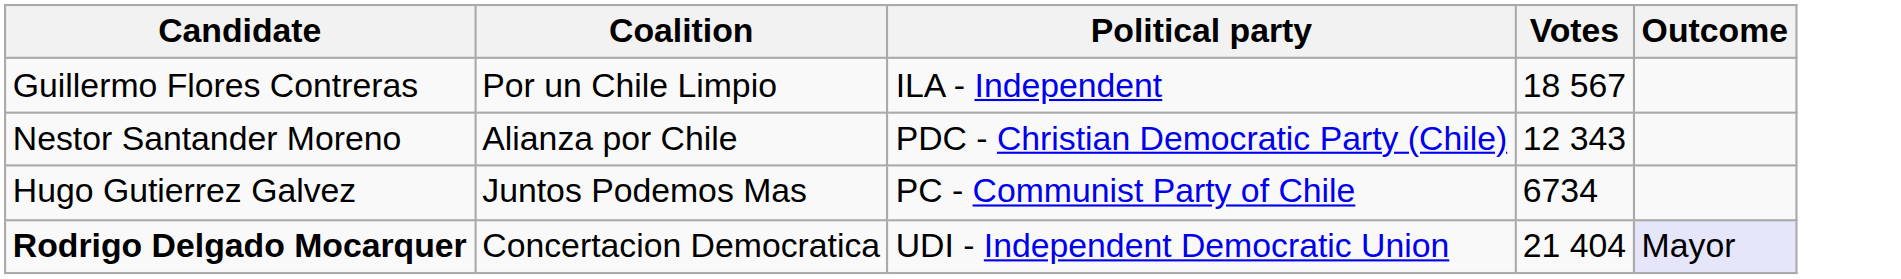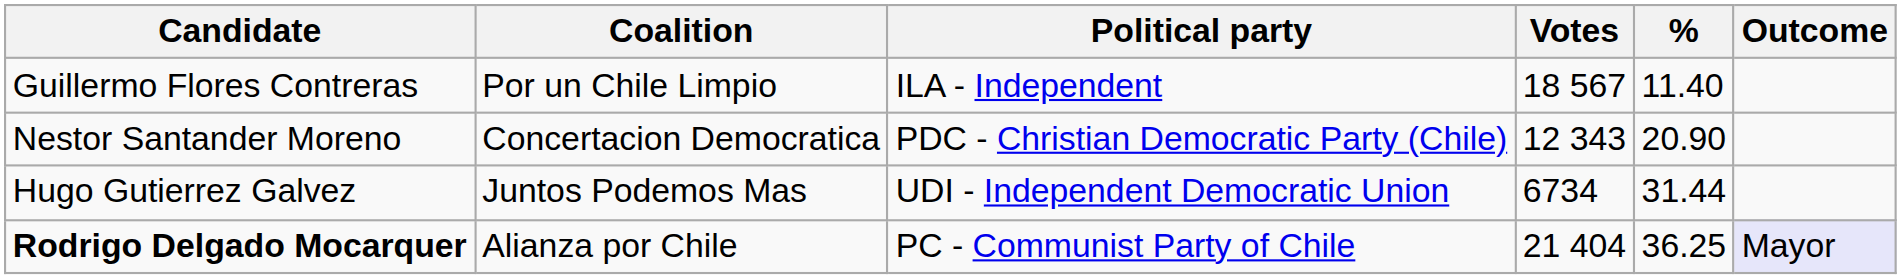+ column: (1684, 31)
(610, 138) Alianza por Chile -> (681, 138) Concertacion Democratica
(1125, 191) PC - Communist Party of Chile -> (1172, 191) UDI - Independent Democratic Union
(681, 245) Concertacion Democratica -> (610, 245) Alianza por Chile
(1172, 245) UDI - Independent Democratic Union -> (1125, 245) PC - Communist Party of Chile
